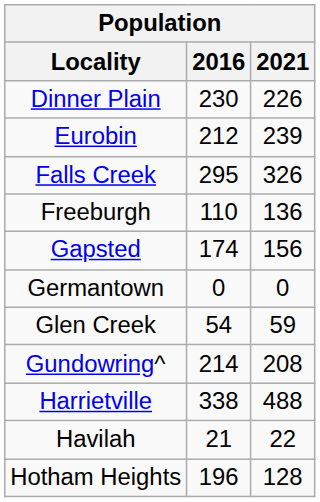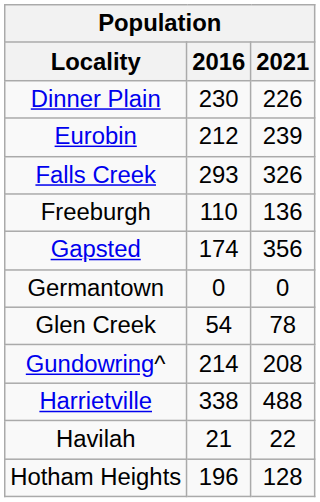(219, 174) 295 -> (219, 174) 293
(283, 250) 156 -> (283, 250) 356
(283, 325) 59 -> (283, 325) 78
